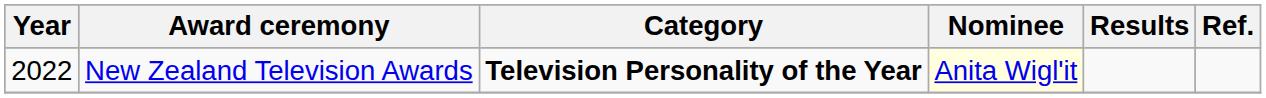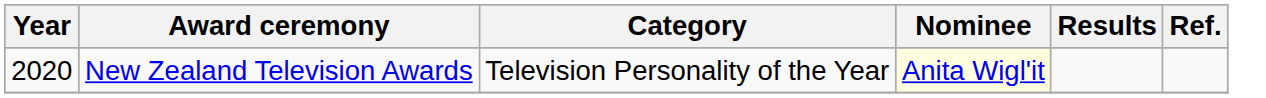(42, 69) 2022 -> (42, 69) 2020
(704, 69) bold -> (687, 69) normal
